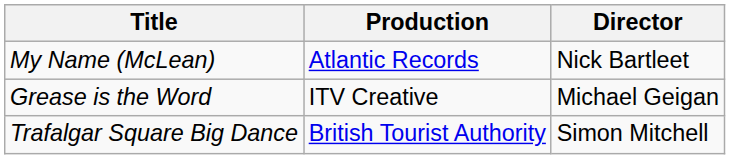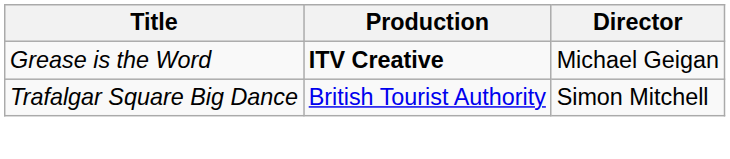- row: (113, 60)
(374, 97) normal -> (376, 60) bold
